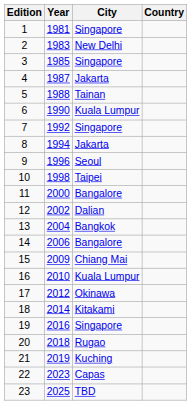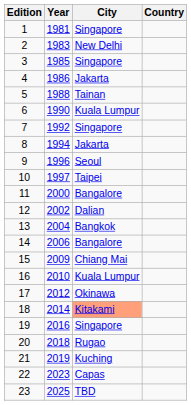(58, 78) 1987 -> (58, 78) 1986
(58, 177) 1998 -> (58, 177) 1997
(95, 309) no background -> (95, 309) lightsalmon background
